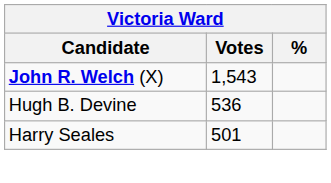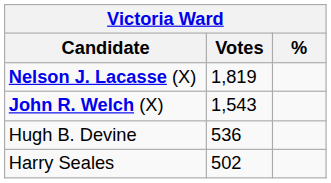+ row: (103, 76)
(226, 134) 501 -> (226, 163) 502
